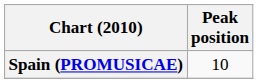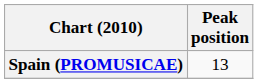(220, 64) 10 -> (220, 64) 13
